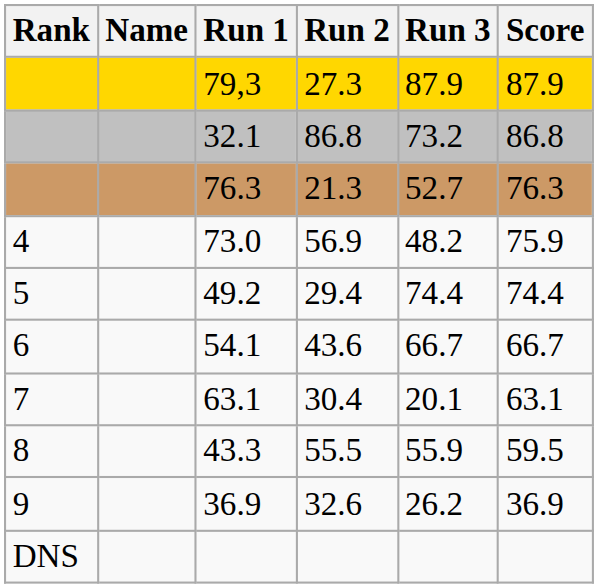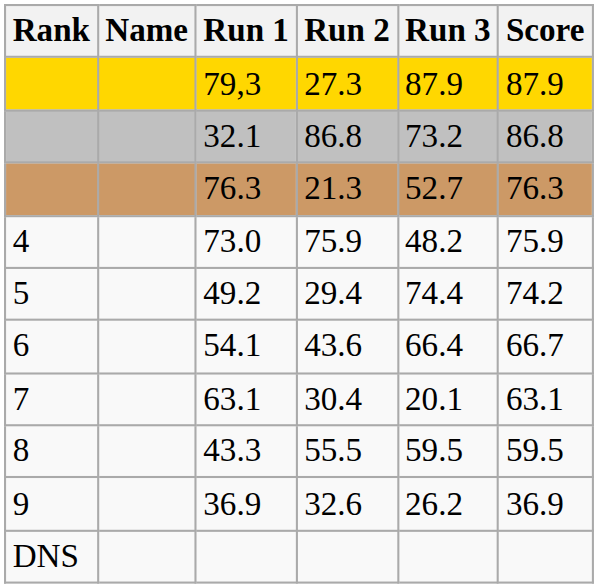(333, 240) 56.9 -> (333, 240) 75.9
(535, 293) 74.4 -> (535, 293) 74.2
(434, 345) 66.7 -> (434, 345) 66.4
(434, 450) 55.9 -> (434, 450) 59.5
